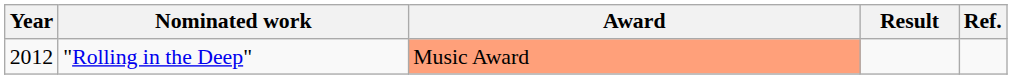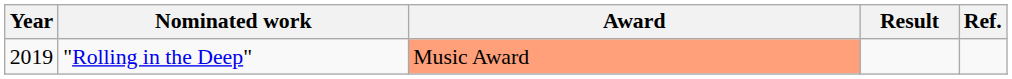(31, 56) 2012 -> (31, 56) 2019
